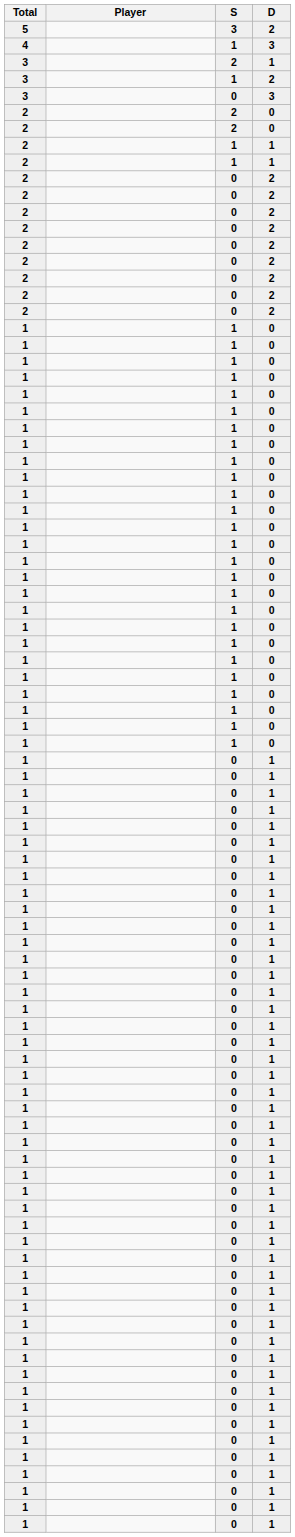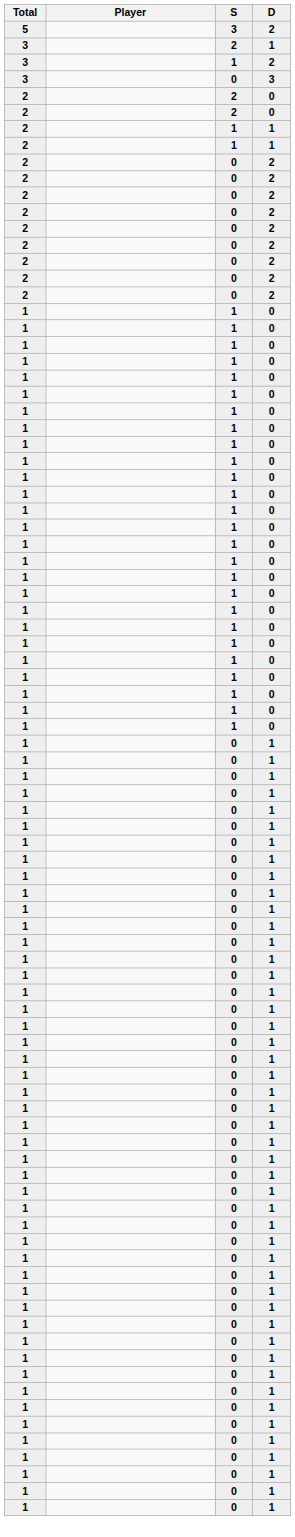- row: (25, 46)
